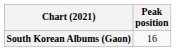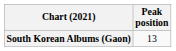(152, 38) 16 -> (152, 38) 13
